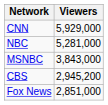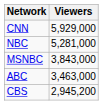+ row: (17, 76)
- row: (29, 92)
